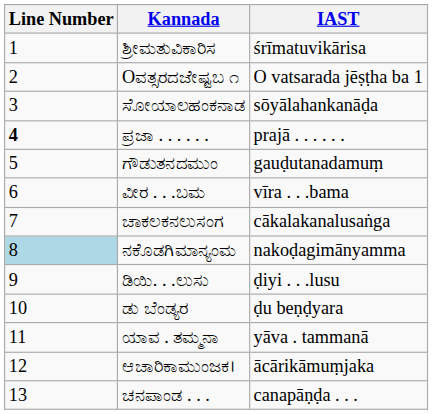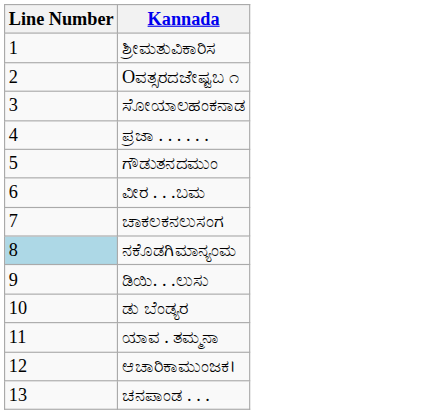- column: (338, 18)
(13, 134) bold -> (13, 134) normal
